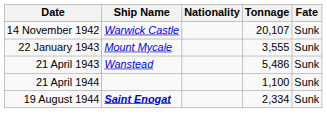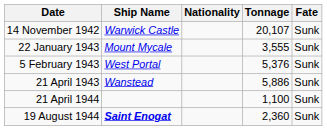+ row: (59, 64)
(276, 64) 5,486 -> (276, 82) 5,886
(276, 99) 2,334 -> (276, 116) 2,360
